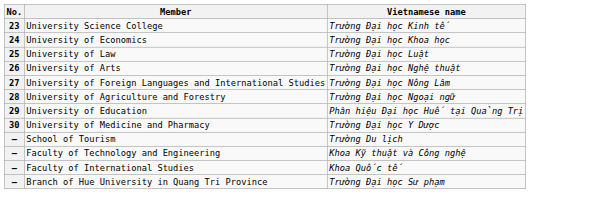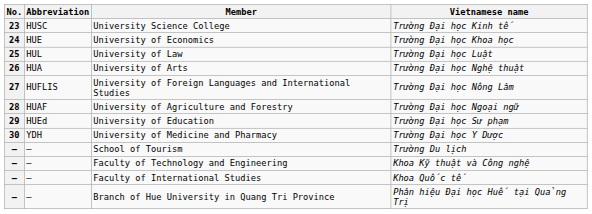+ column: (58, 11)
(426, 111) Phân hiệu Đại học Huế tại Quảng Trị -> (451, 121) Trường Đại học Sư phạm
(387, 182) Trường Đại học Sư phạm -> (480, 197) Phân hiệu Đại học Huế tại Quảng Trị
